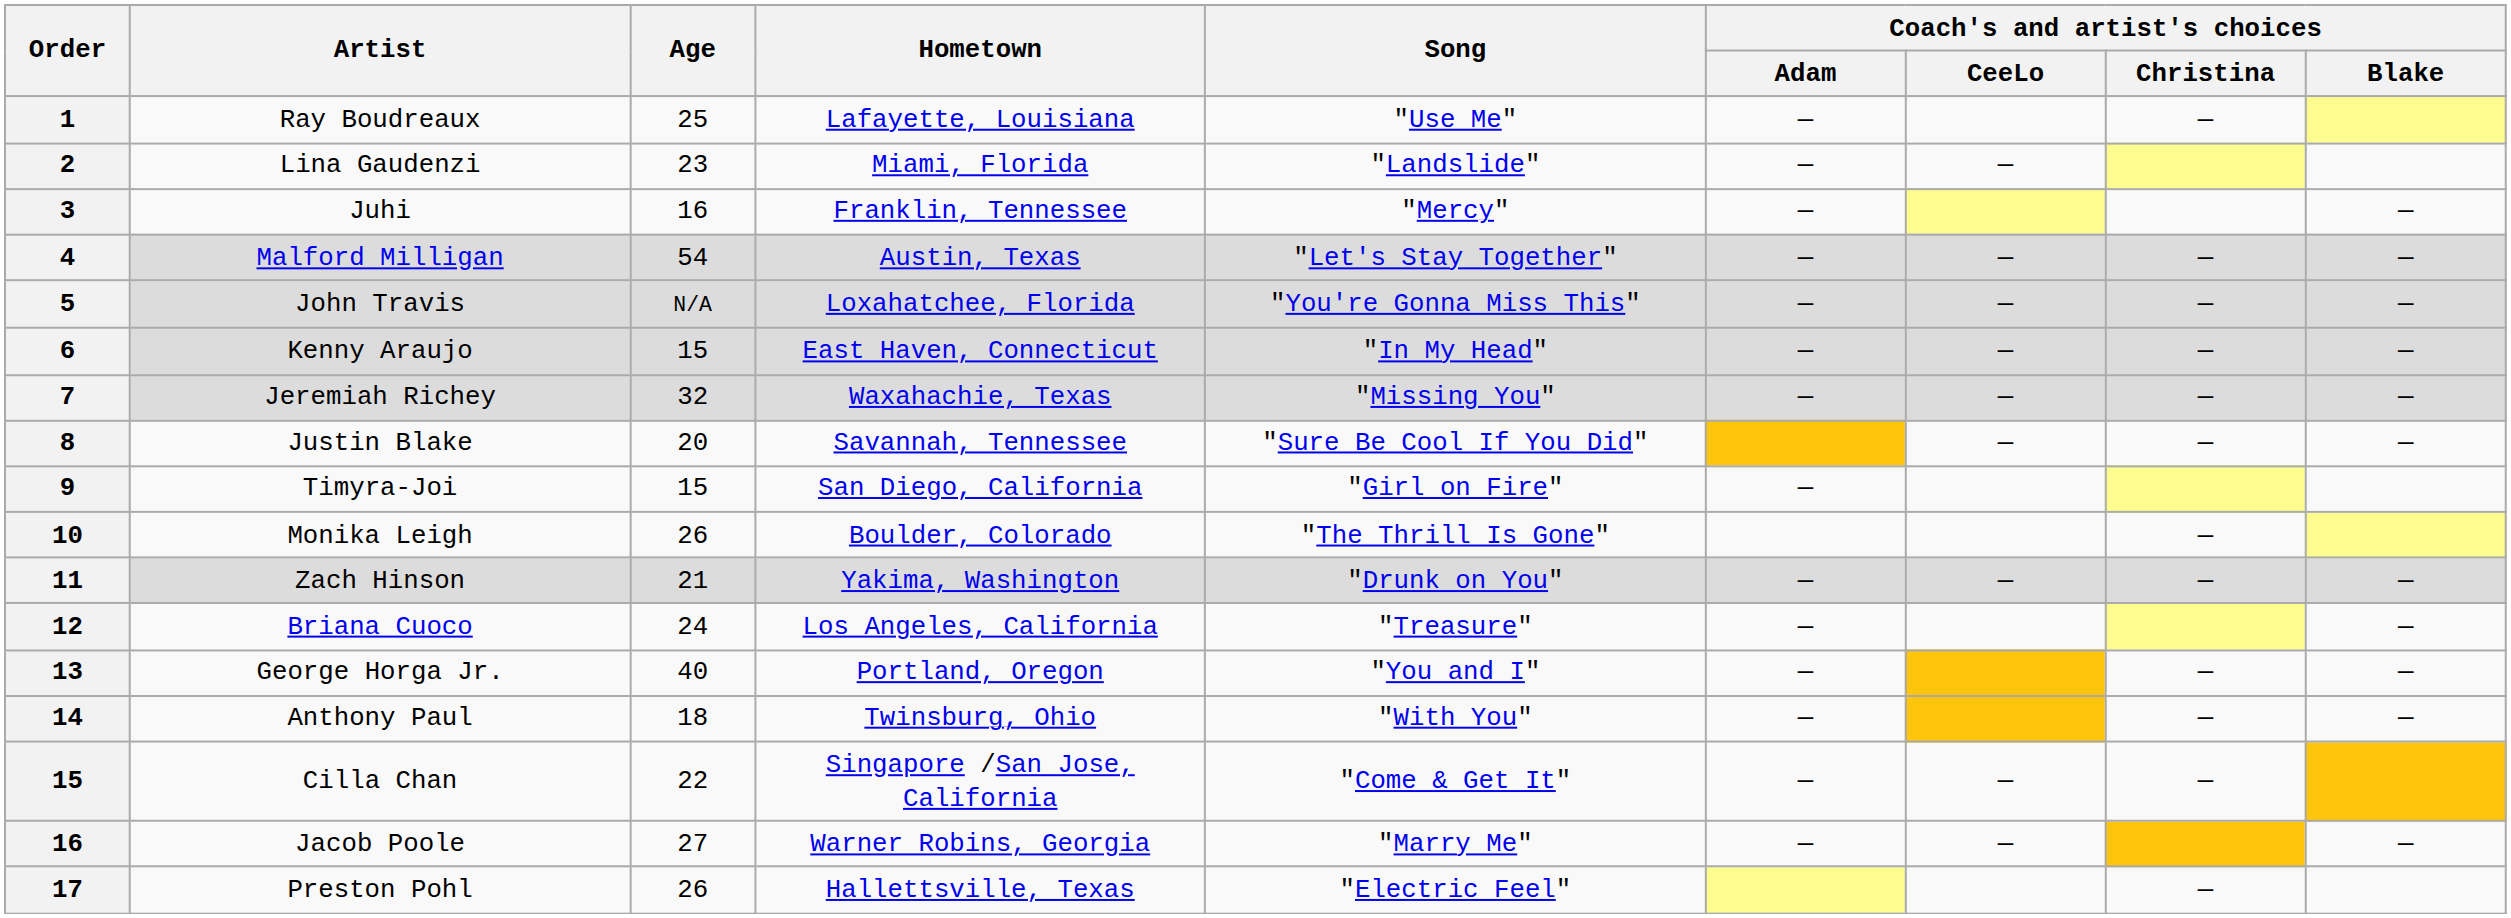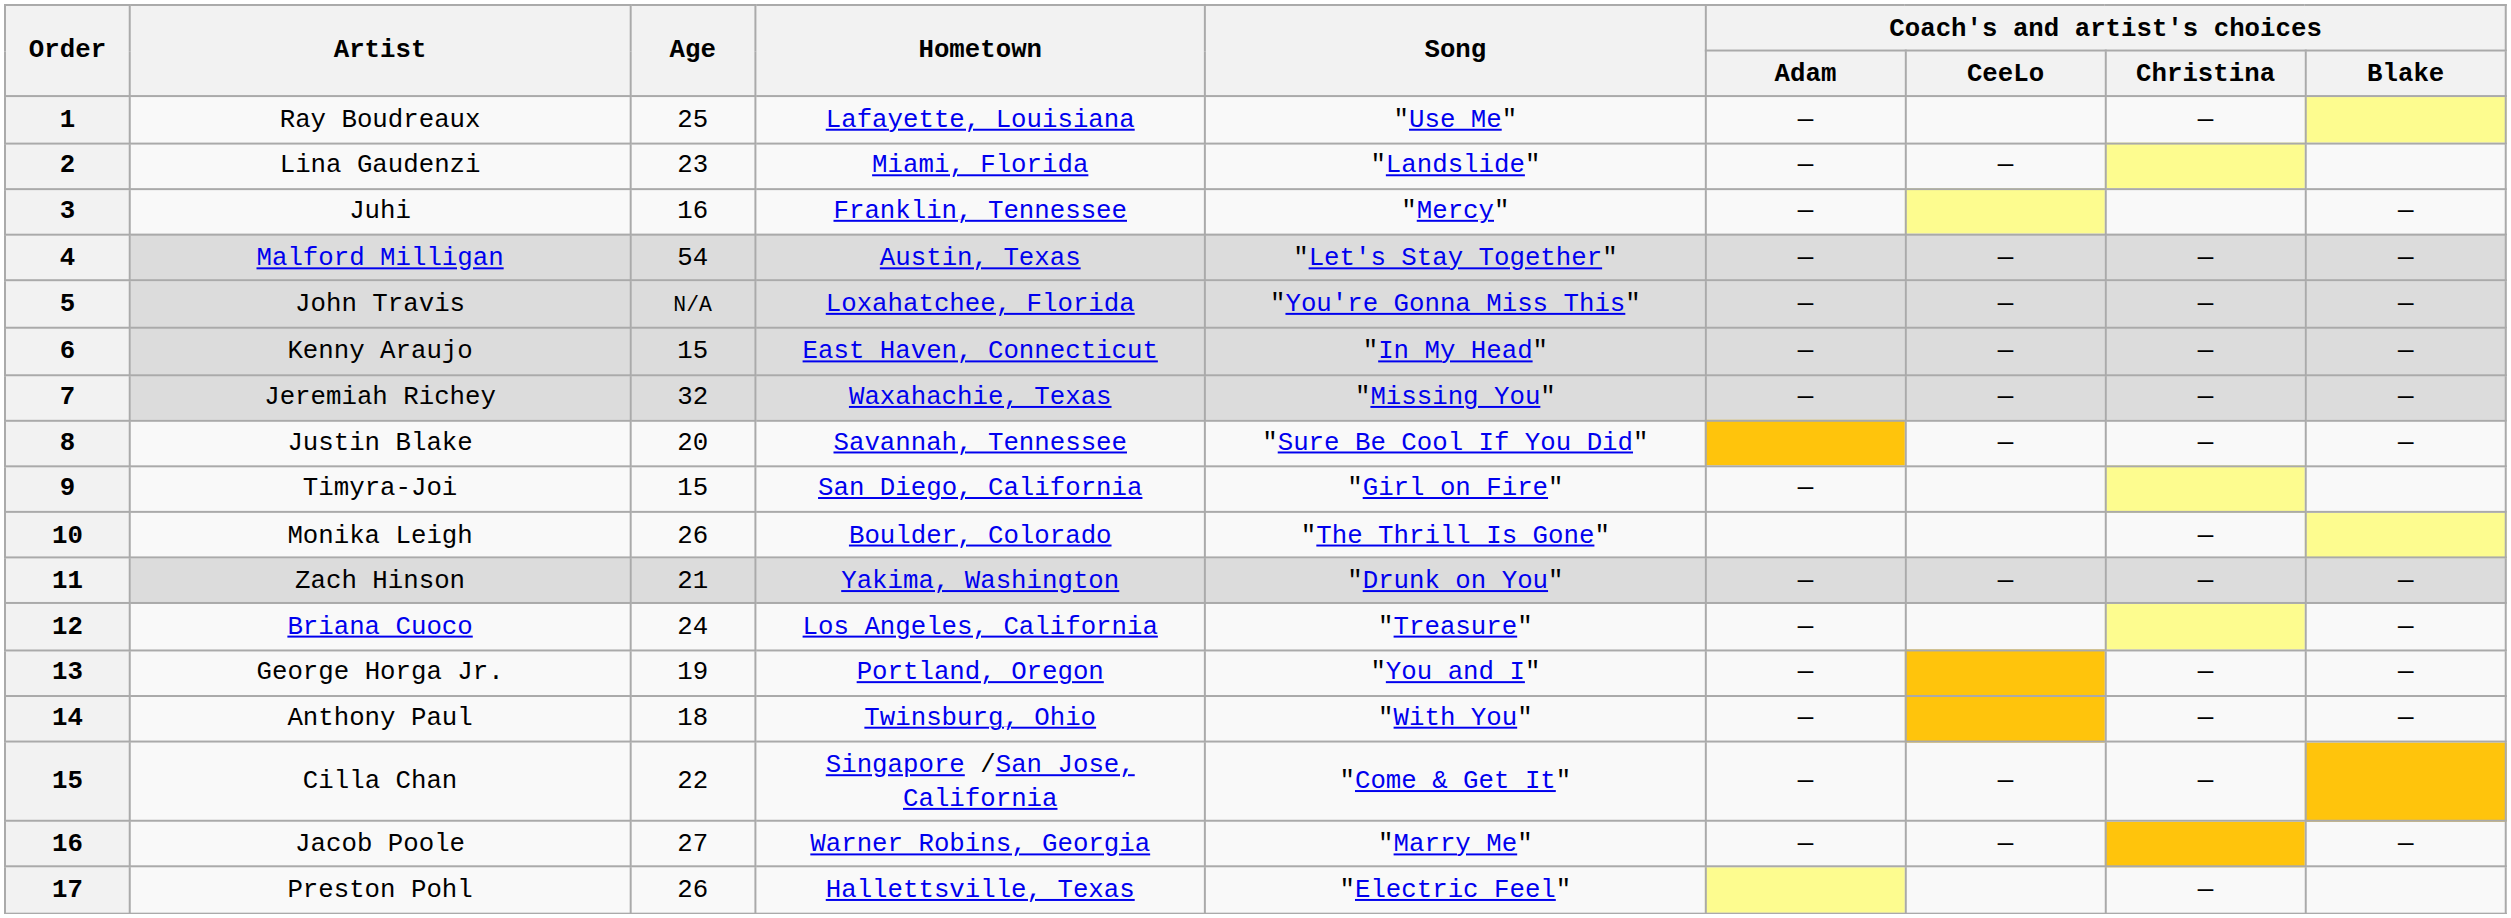(693, 673) 40 -> (693, 673) 19
